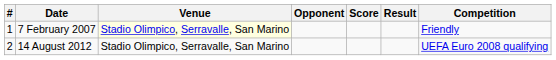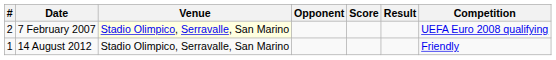(10, 30) 1 -> (10, 30) 2
(440, 30) Friendly -> (485, 30) UEFA Euro 2008 qualifying
(10, 47) 2 -> (10, 47) 1
(485, 47) UEFA Euro 2008 qualifying -> (440, 47) Friendly
